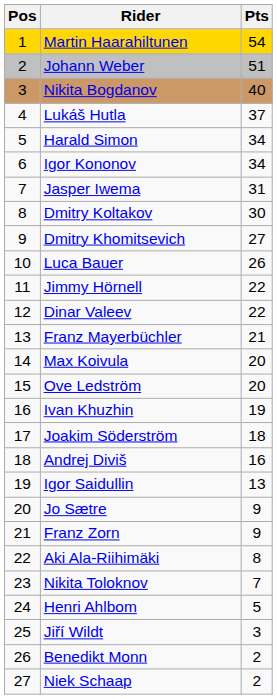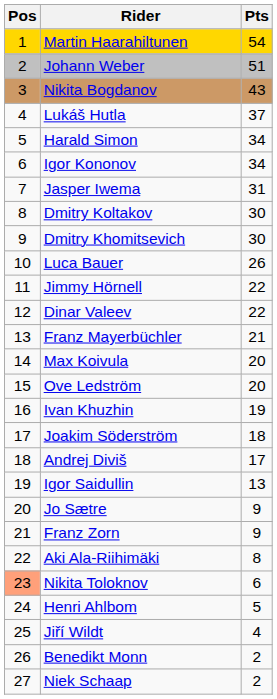(257, 90) 40 -> (257, 90) 43
(257, 238) 27 -> (257, 238) 30
(257, 459) 16 -> (257, 459) 17
(22, 582) no background -> (22, 582) lightsalmon background
(257, 582) 7 -> (257, 582) 6
(257, 632) 3 -> (257, 632) 4
